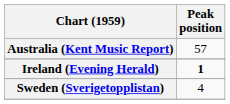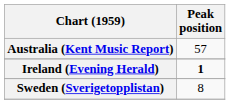(201, 88) 4 -> (201, 88) 8
